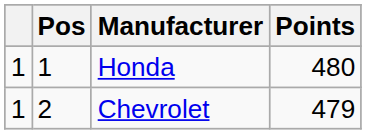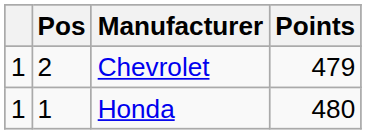rows swapped: (136, 67) <-> (154, 109)
